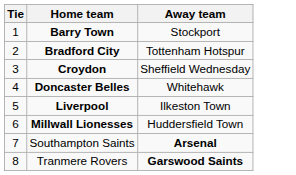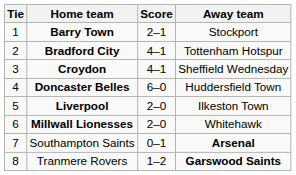+ column: (157, 13)
(195, 87) Whitehawk -> (233, 87) Huddersfield Town
(195, 124) Huddersfield Town -> (233, 124) Whitehawk
